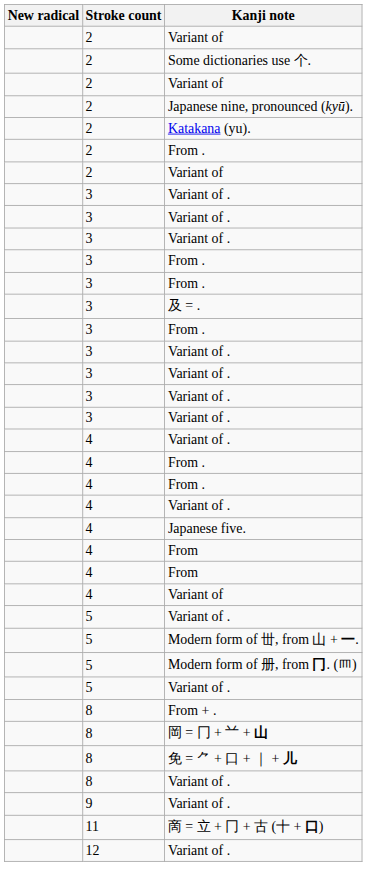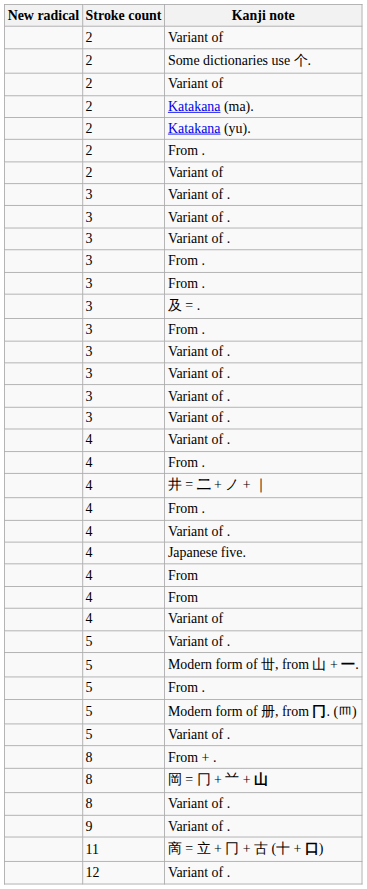+ row: (89, 106)
- row: (89, 106)
+ row: (89, 485)
+ row: (89, 688)
- row: (89, 758)
